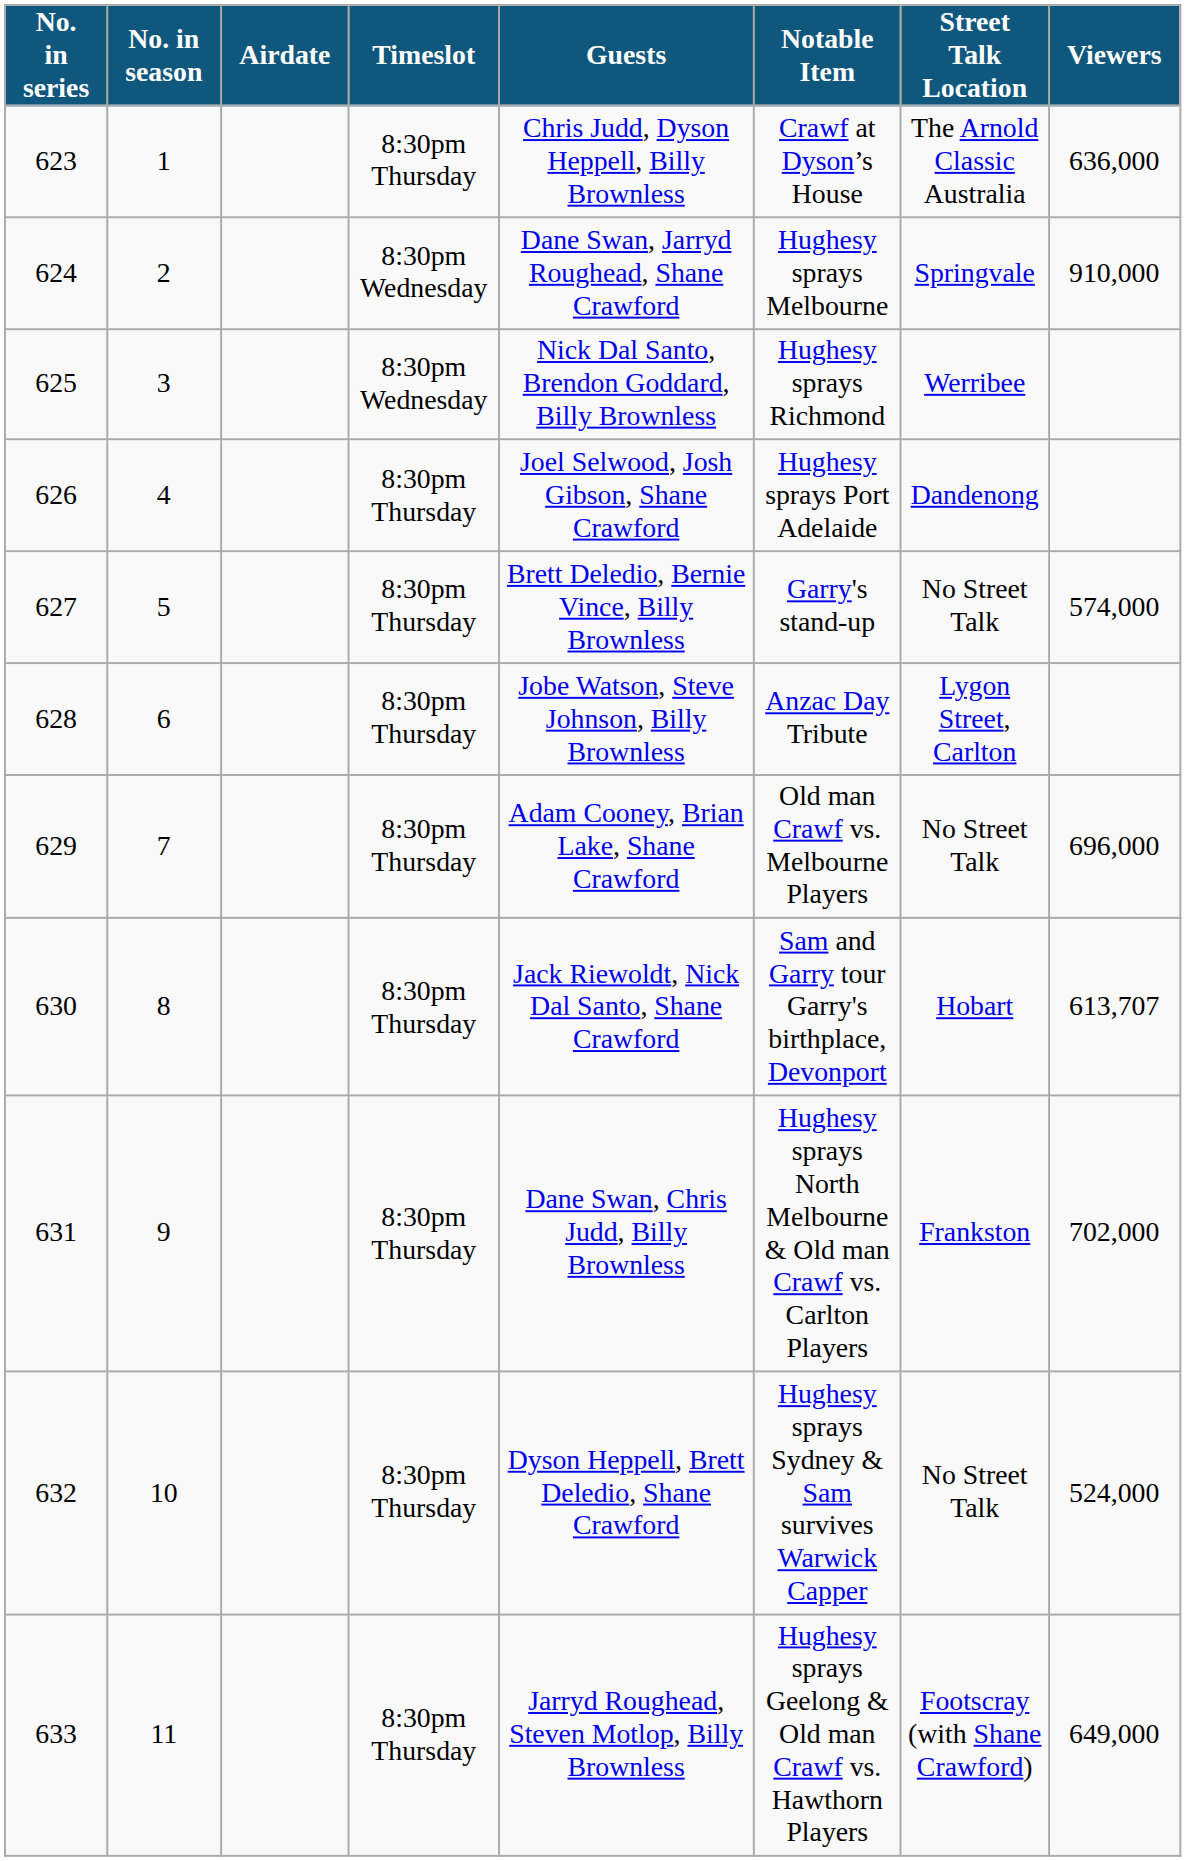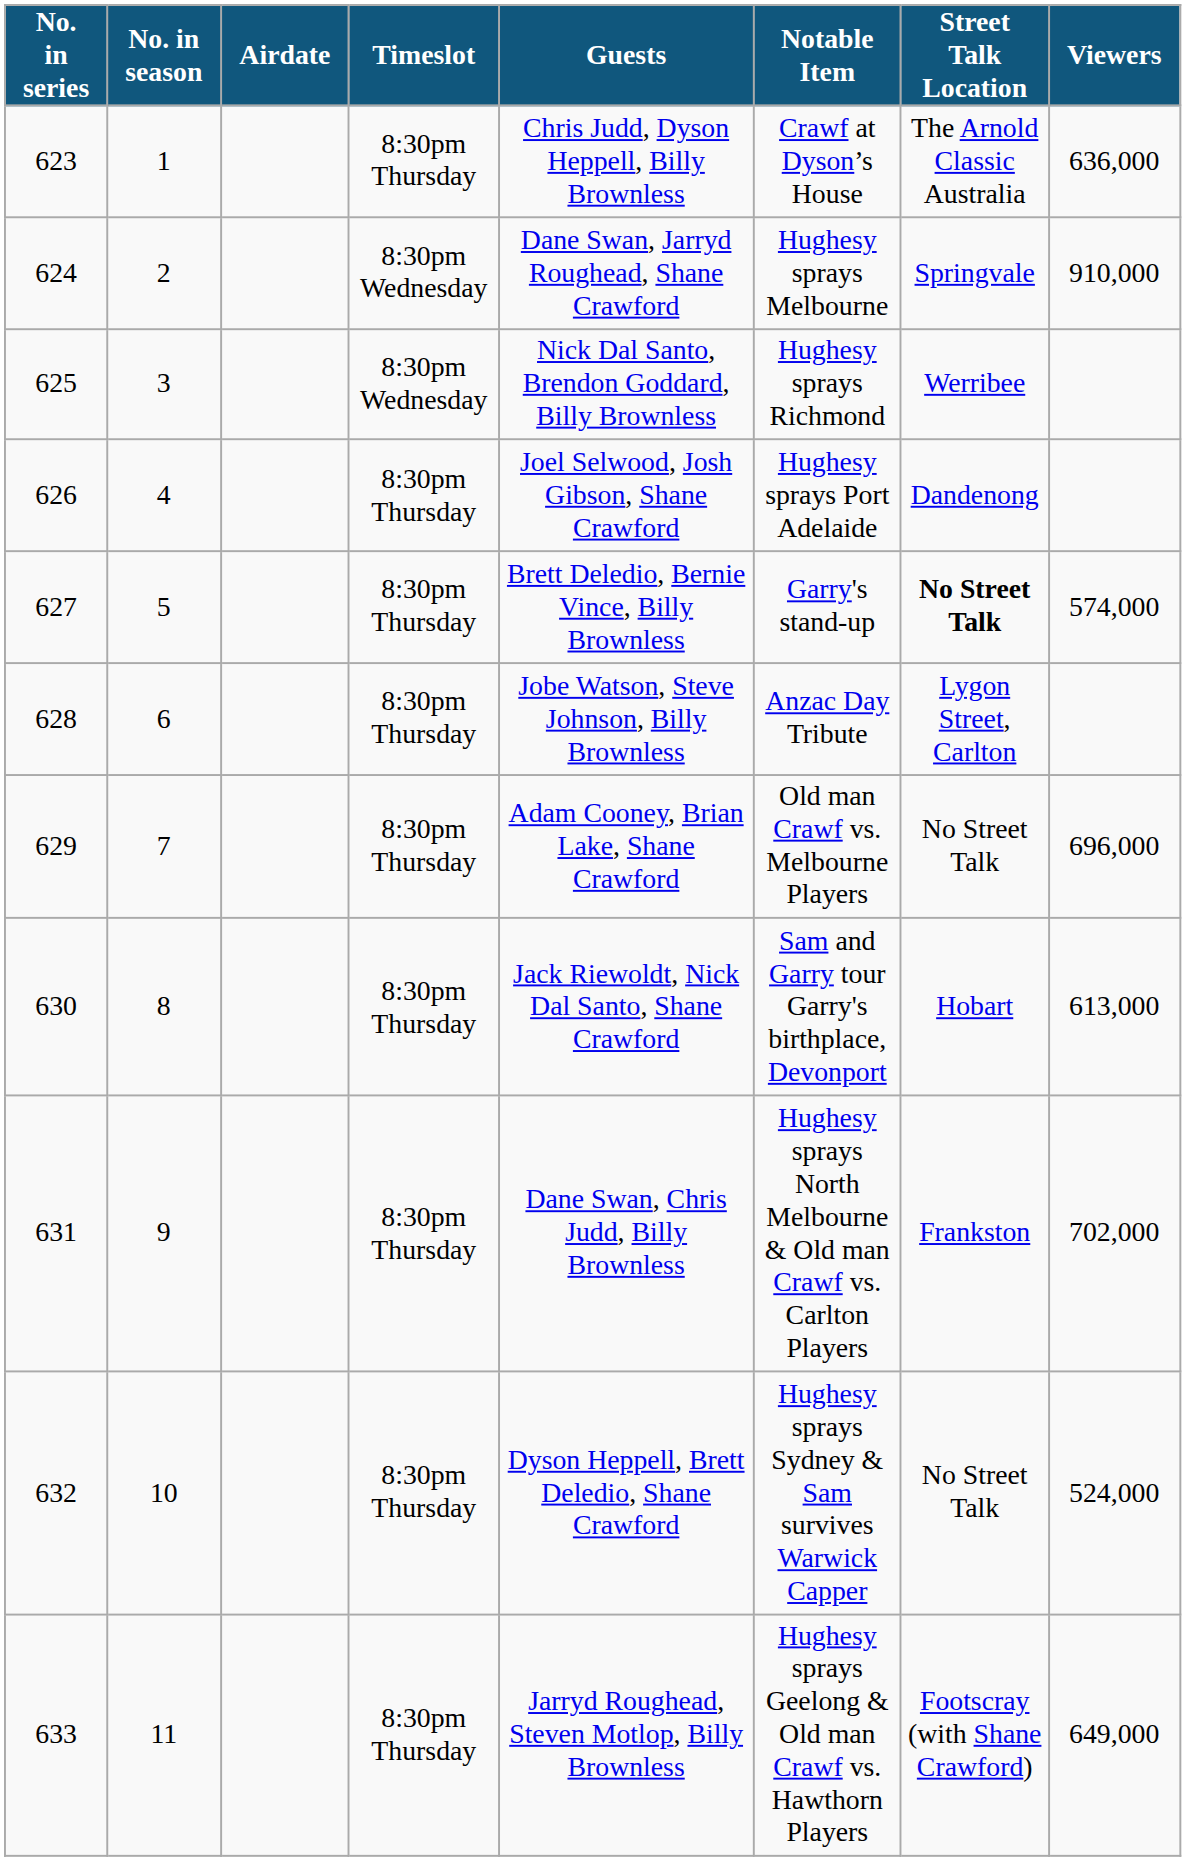(975, 606) normal -> (975, 606) bold
(1114, 1006) 613,707 -> (1114, 1006) 613,000
